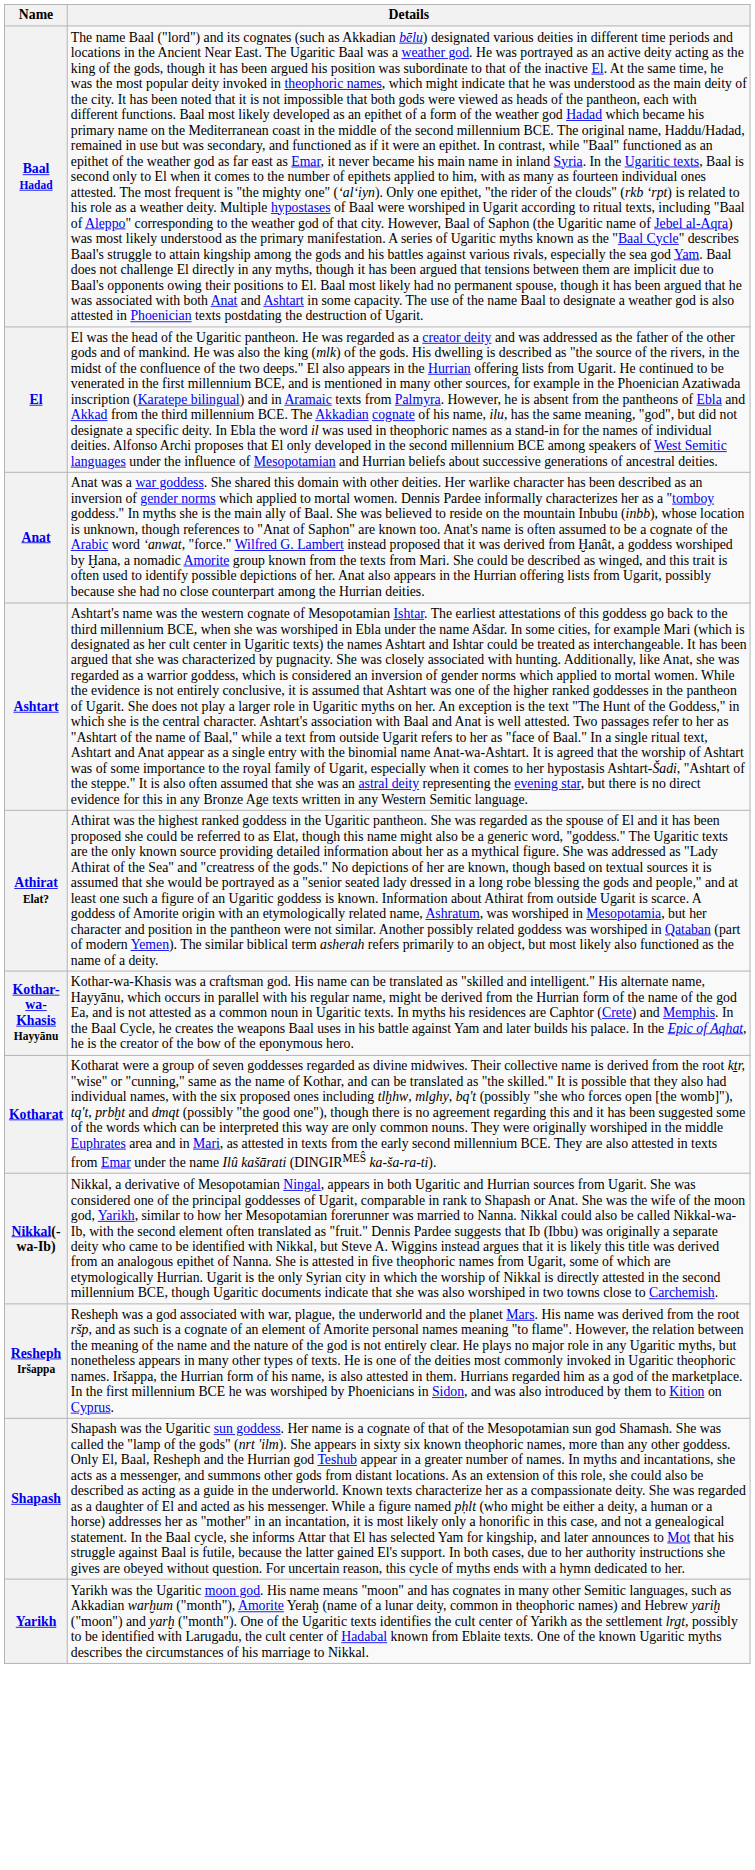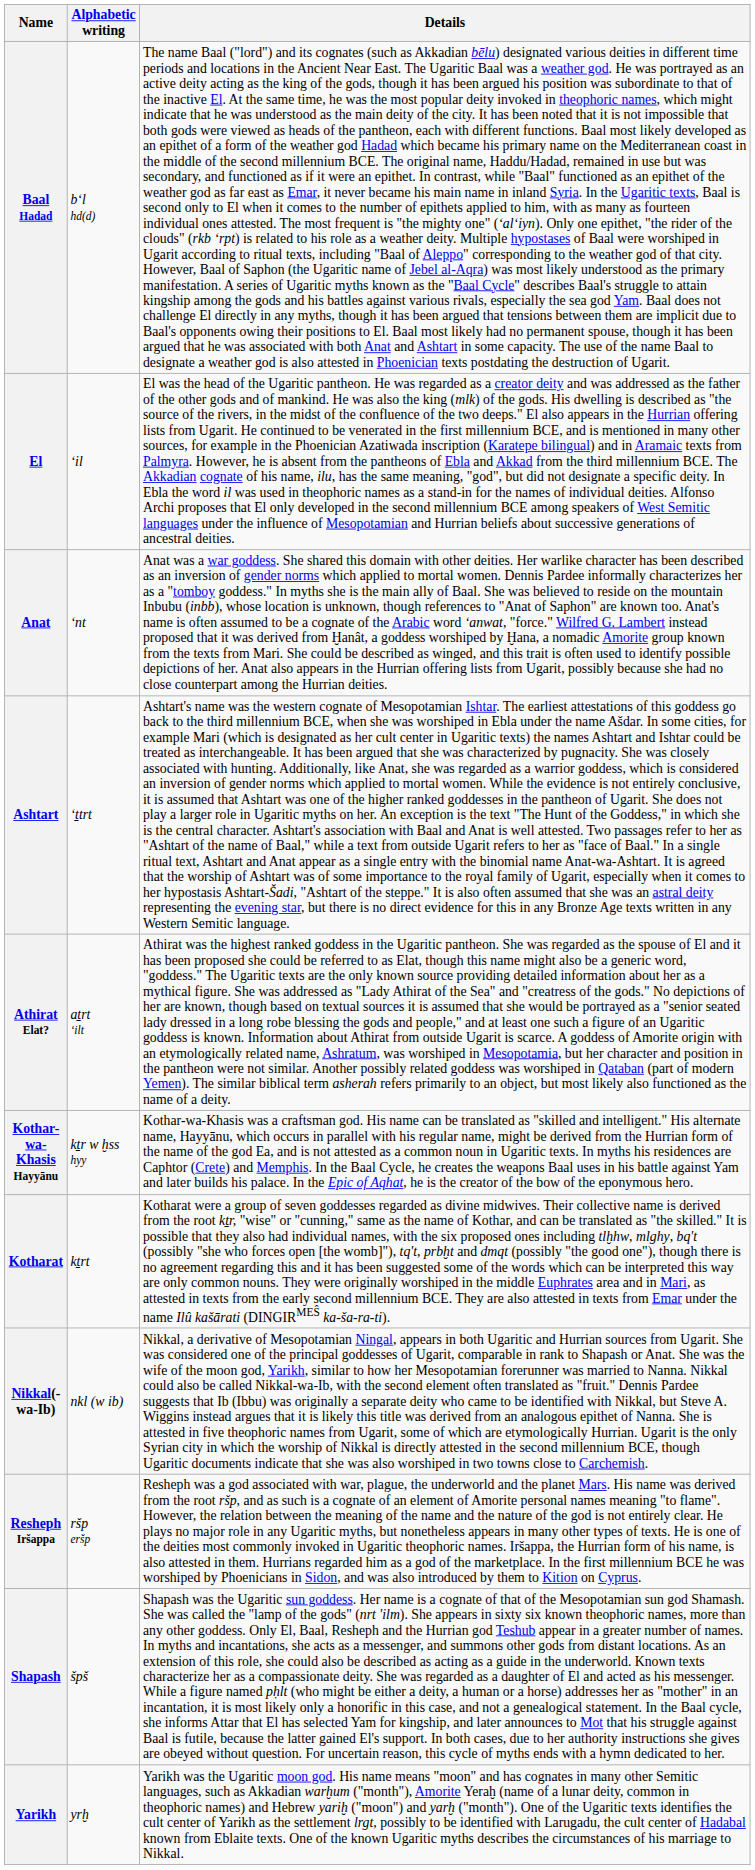+ column: (104, 23)
